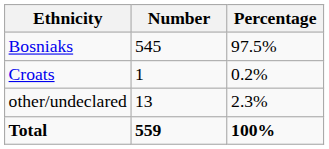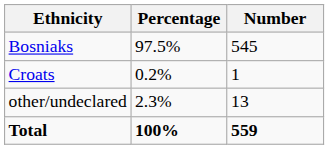columns swapped: (179, 18) <-> (275, 18)
